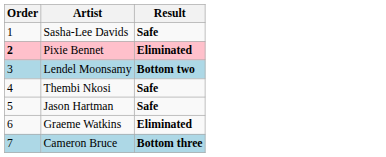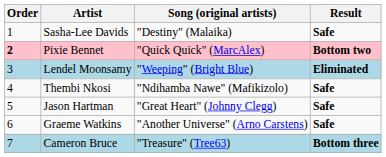+ column: (222, 13)
(164, 50) Eliminated -> (342, 50) Bottom two
(166, 69) Bottom two -> (341, 69) Eliminated
(164, 124) Eliminated -> (324, 124) Safe
